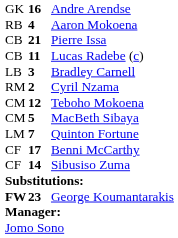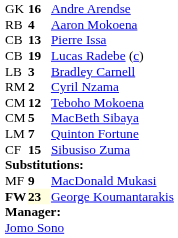(35, 40) 21 -> (35, 40) 13
(34, 55) 11 -> (35, 55) 19
- row: (95, 149)
(35, 165) 14 -> (35, 149) 15
+ row: (104, 180)
(35, 196) no background -> (35, 196) lightyellow background
